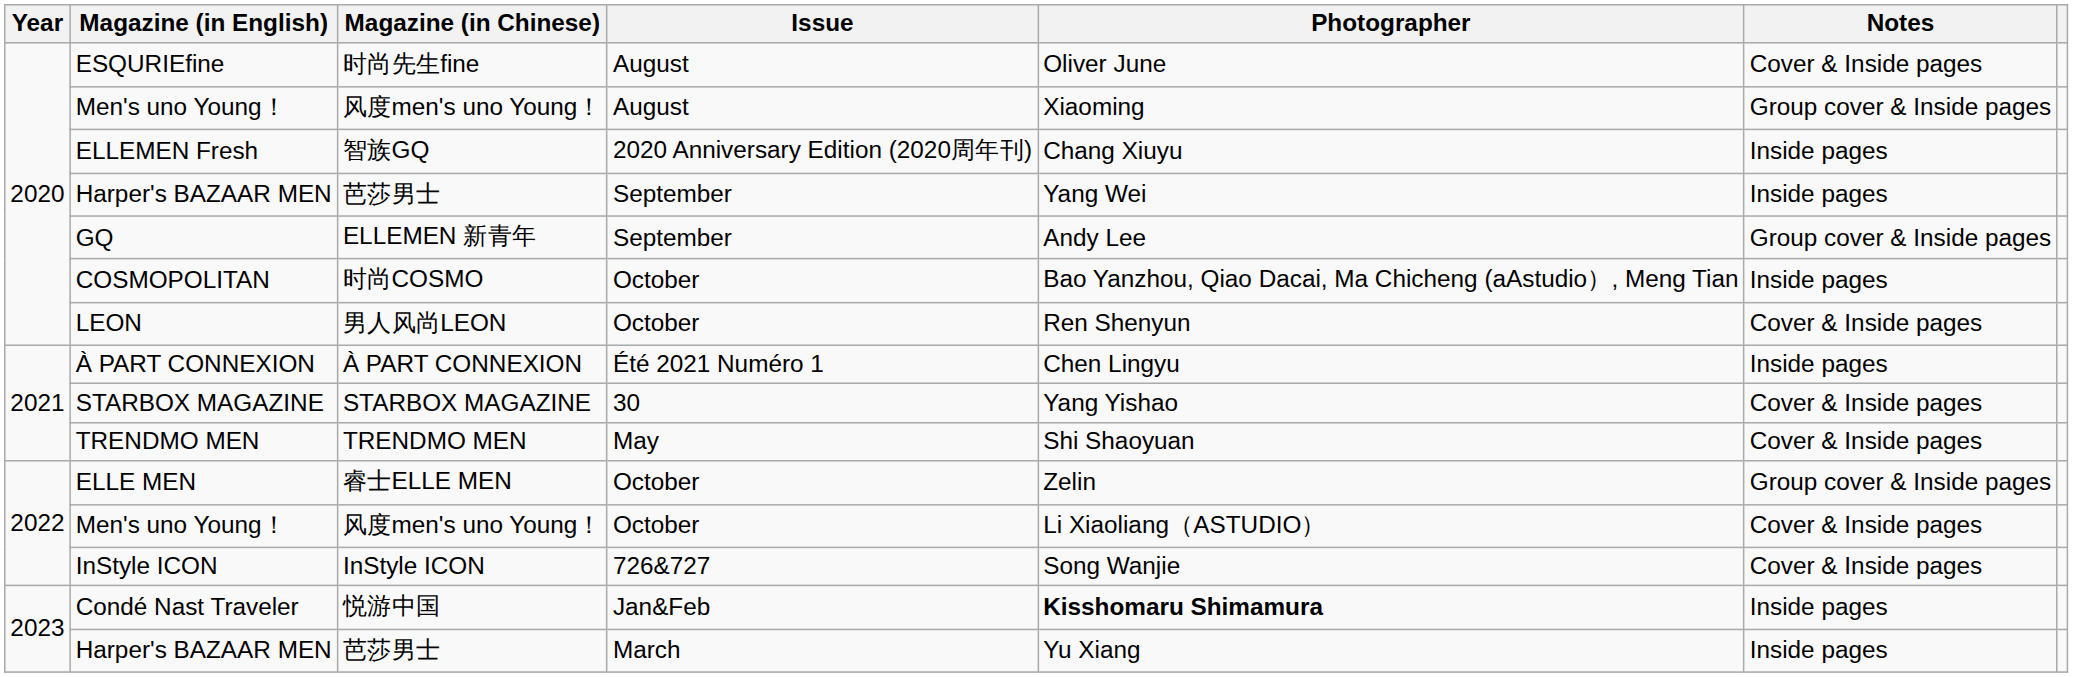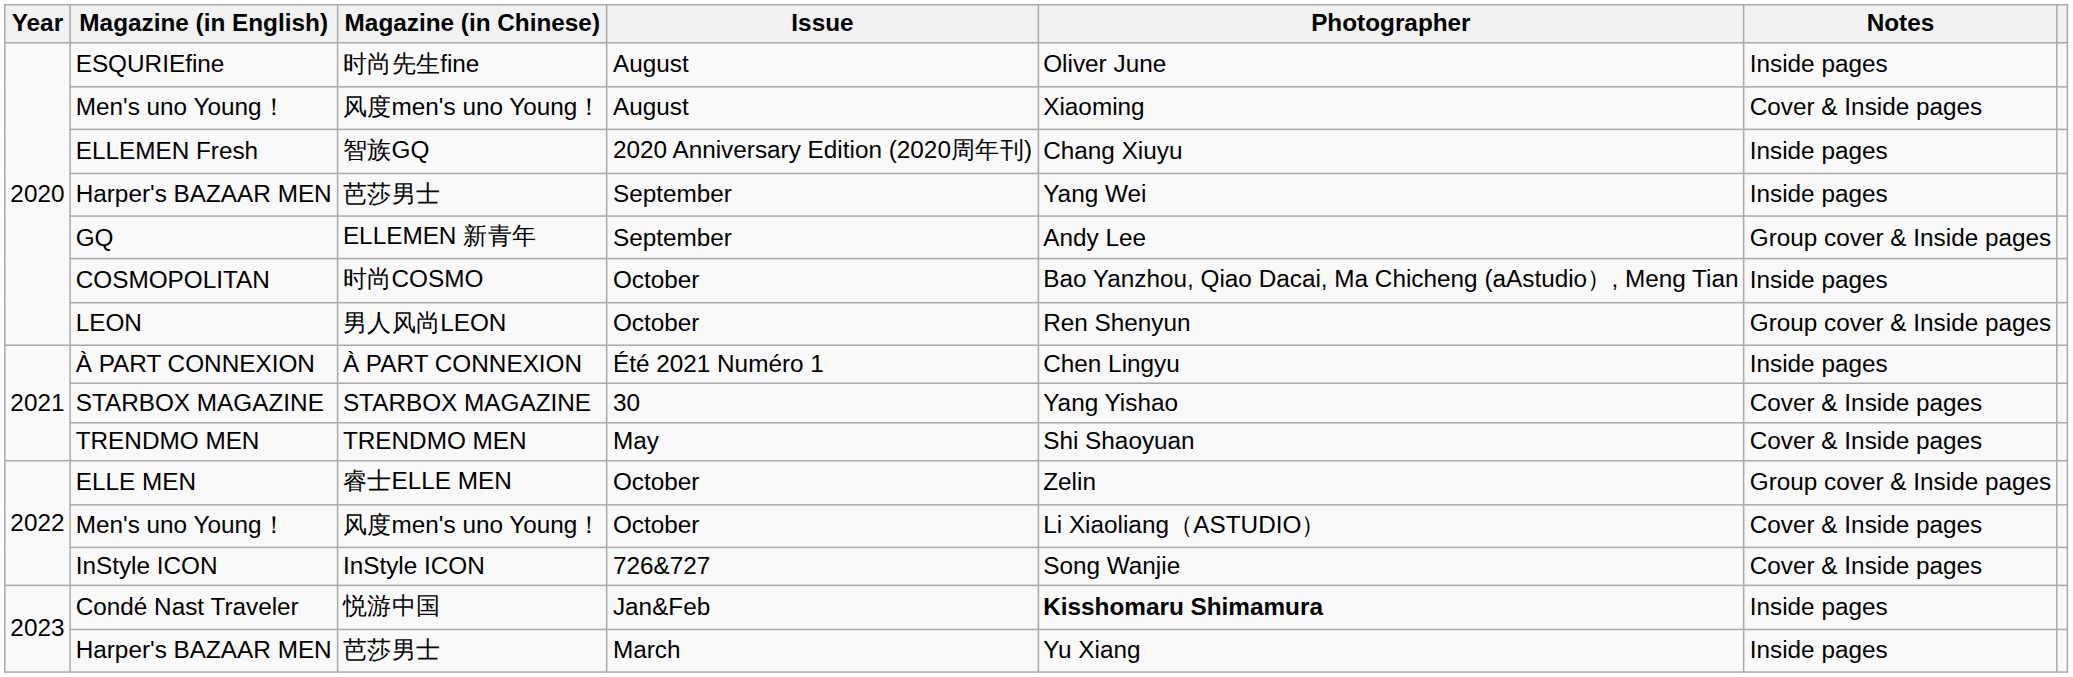(1866, 64) Cover & Inside pages -> (1819, 64) Inside pages
(1900, 107) Group cover & Inside pages -> (1866, 107) Cover & Inside pages
(1866, 323) Cover & Inside pages -> (1900, 323) Group cover & Inside pages
